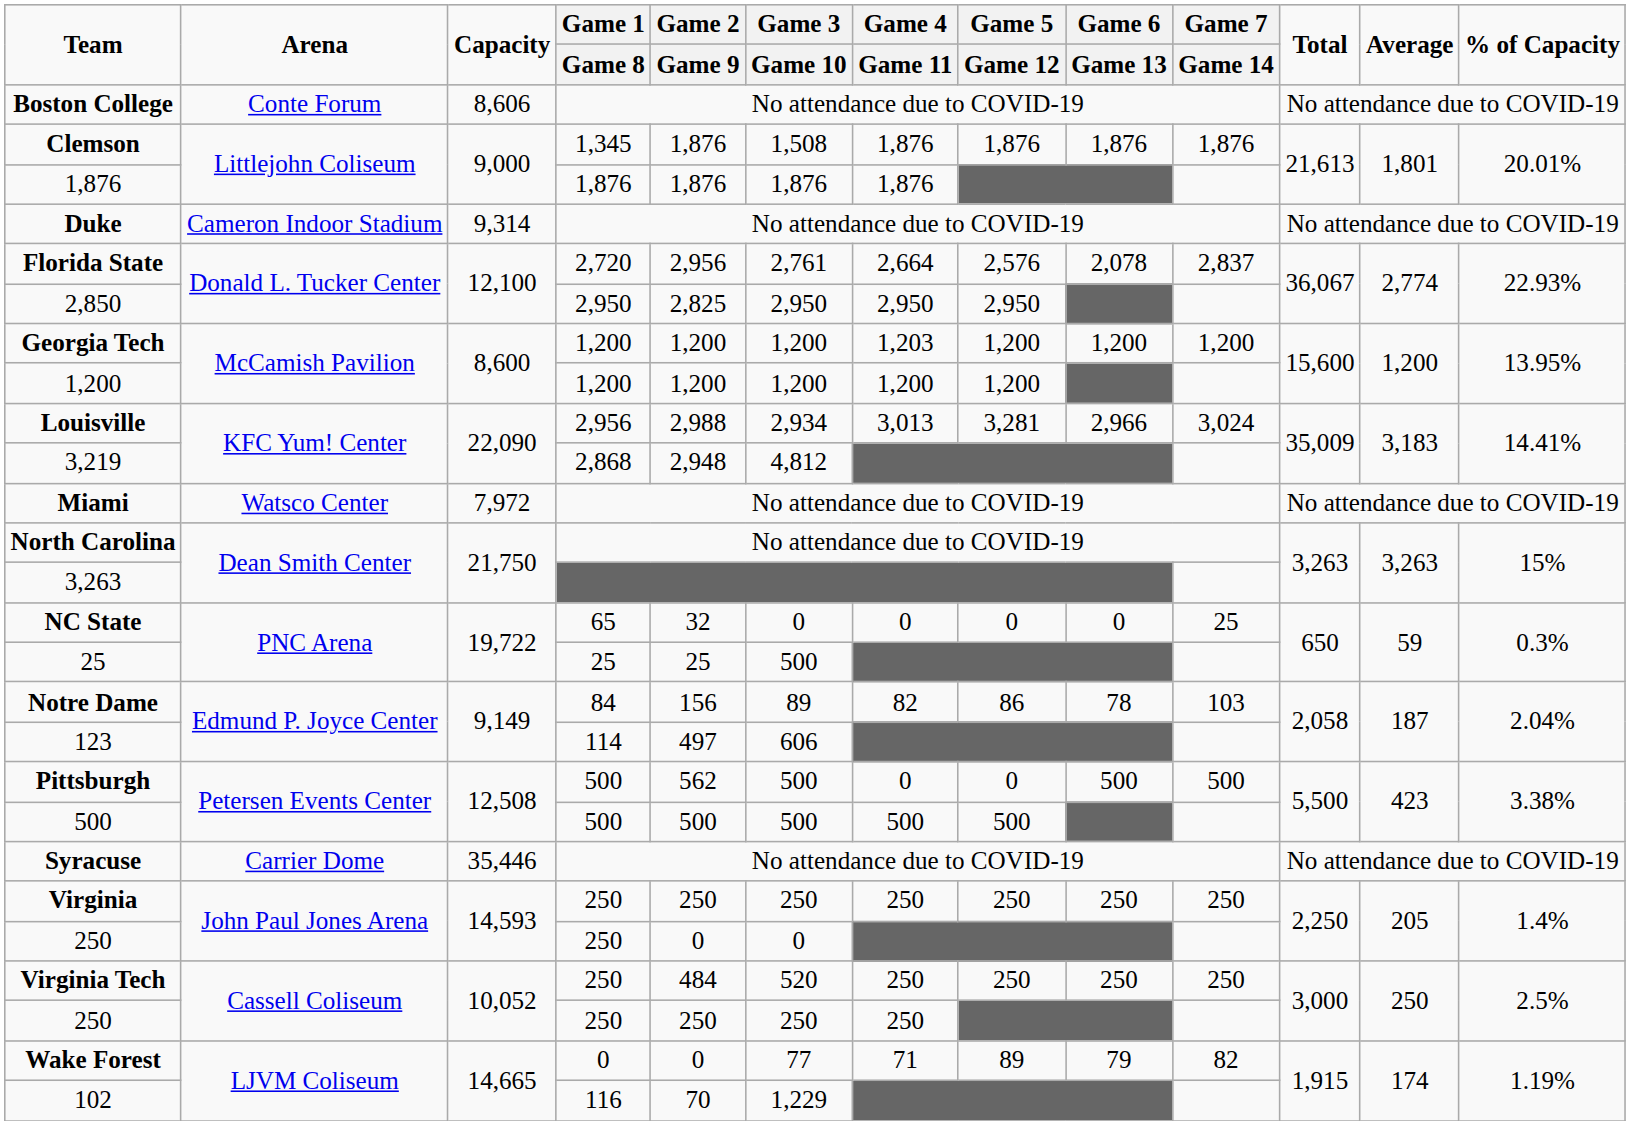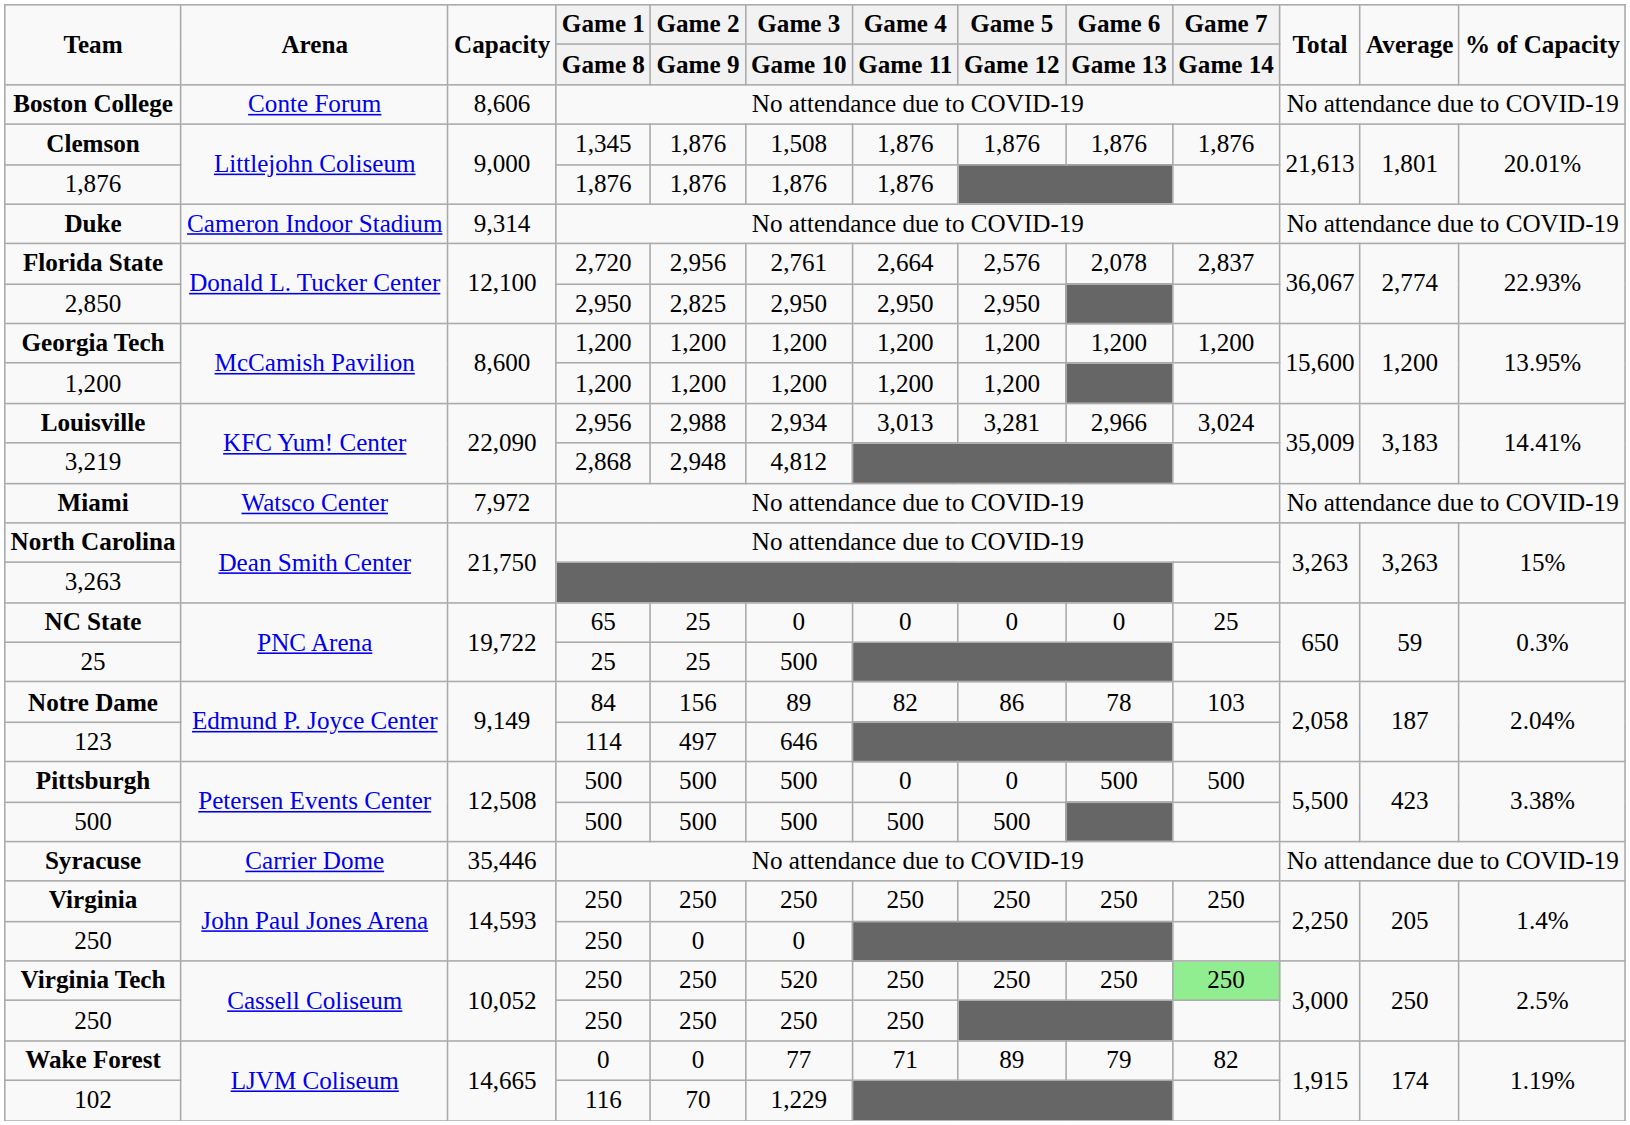(905, 343) 1,203 -> (905, 343) 1,200
(698, 622) 32 -> (698, 622) 25
(799, 741) 606 -> (799, 741) 646
(698, 781) 562 -> (698, 781) 500
(698, 980) 484 -> (698, 980) 250
(1226, 980) no background -> (1226, 980) lightgreen background
